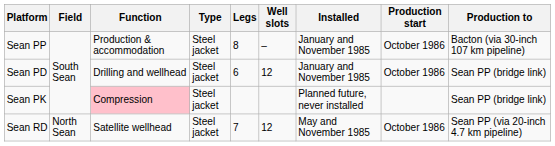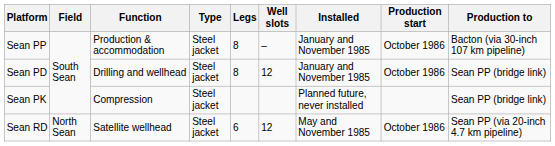(236, 72) 6 -> (236, 72) 8
(123, 100) pink background -> (123, 100) no background
(236, 127) 7 -> (236, 127) 6
